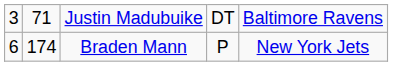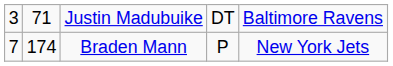(14, 46) 6 -> (14, 46) 7
